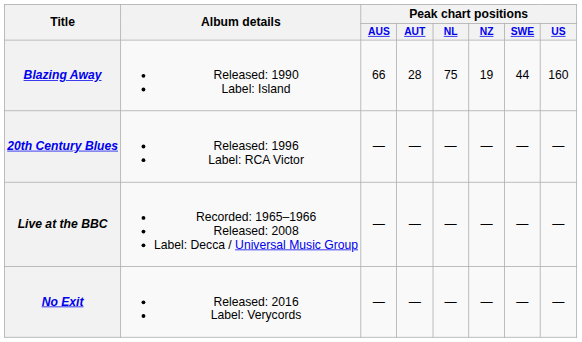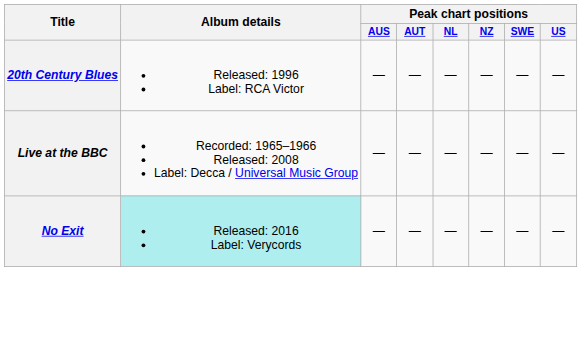- row: (63, 75)
(241, 309) no background -> (241, 238) paleturquoise background
